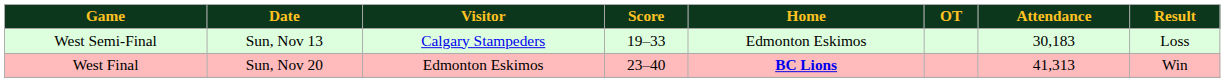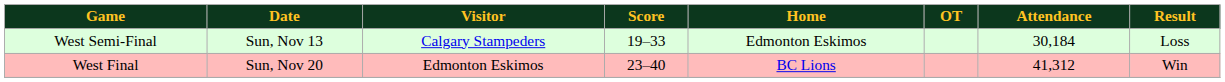(1054, 41) 30,183 -> (1054, 41) 30,184
(806, 65) bold -> (806, 65) normal
(1054, 65) 41,313 -> (1054, 65) 41,312
